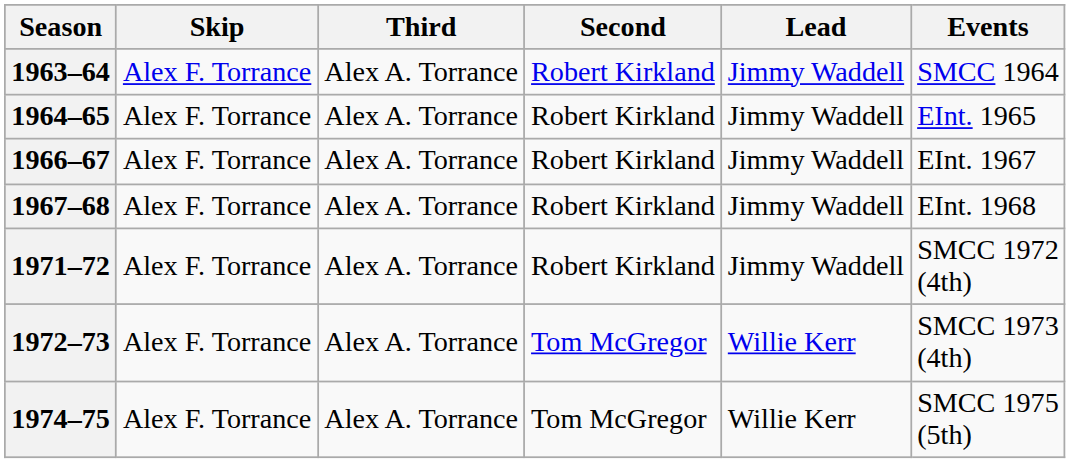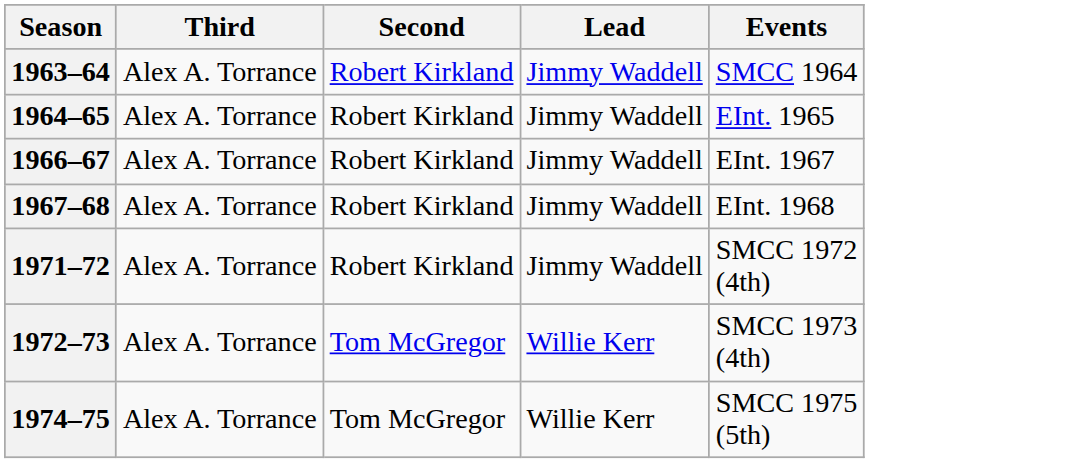- column: (217, 26)
